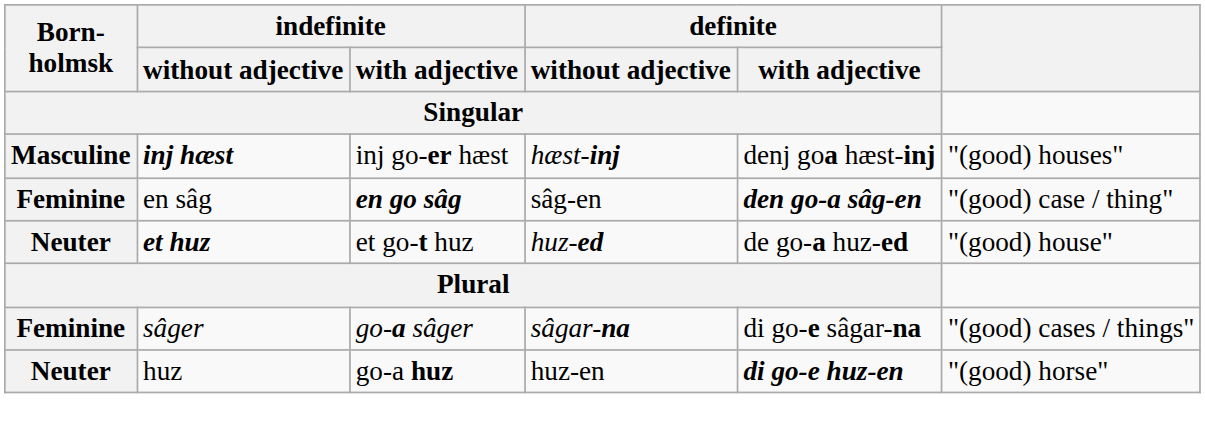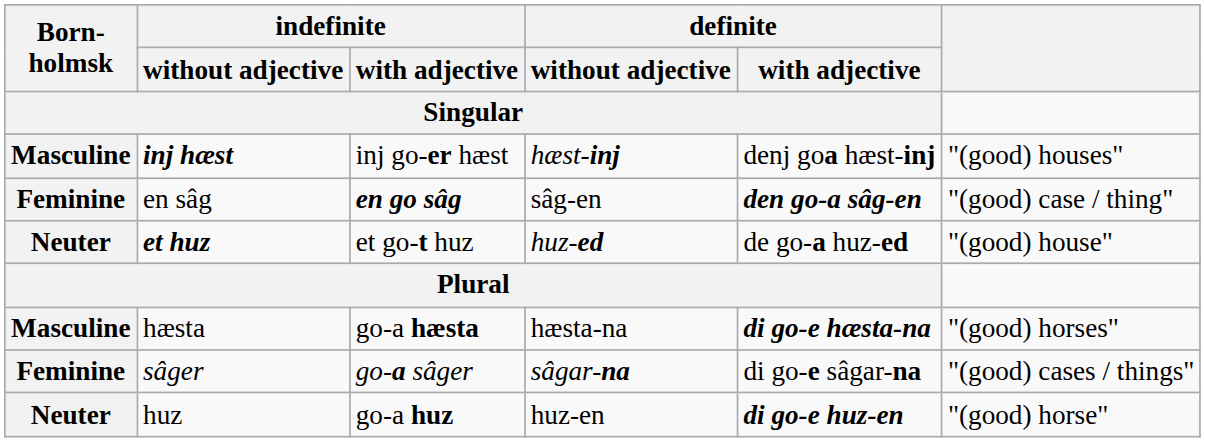+ row: (174, 328)
